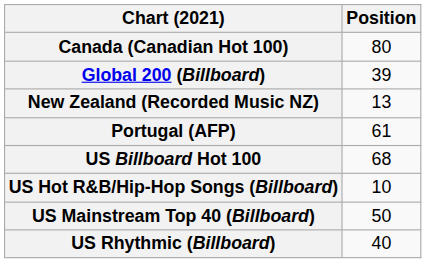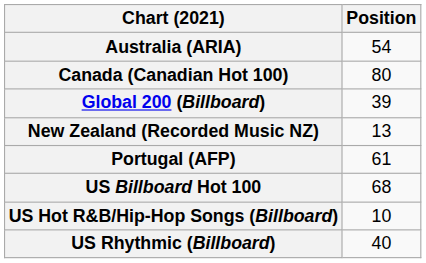+ row: (173, 46)
- row: (173, 215)
